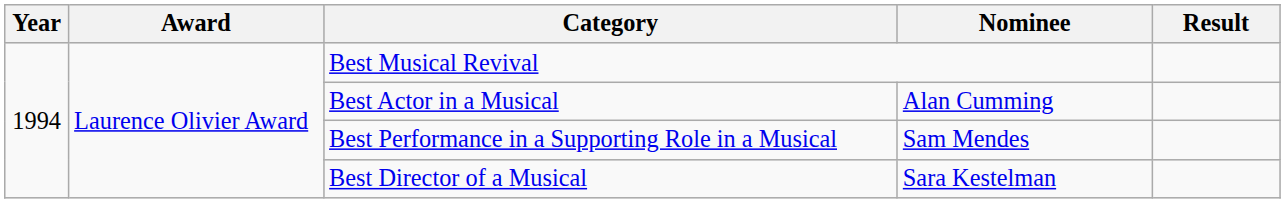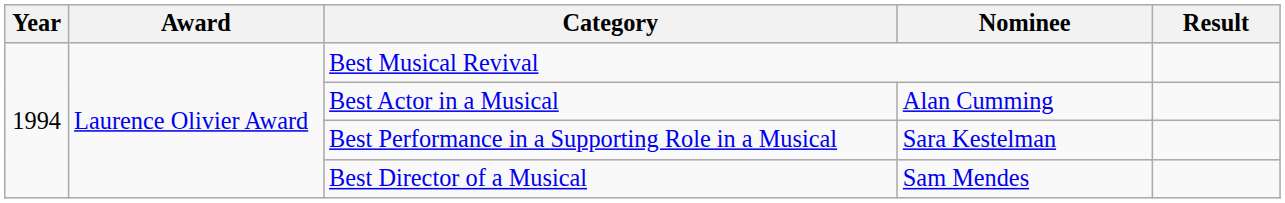(966, 139) Sam Mendes -> (979, 139) Sara Kestelman
(979, 178) Sara Kestelman -> (966, 178) Sam Mendes
